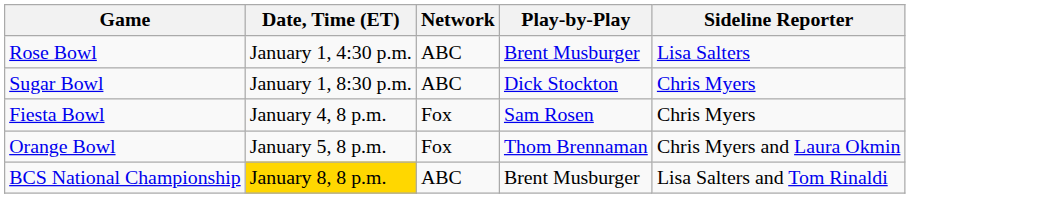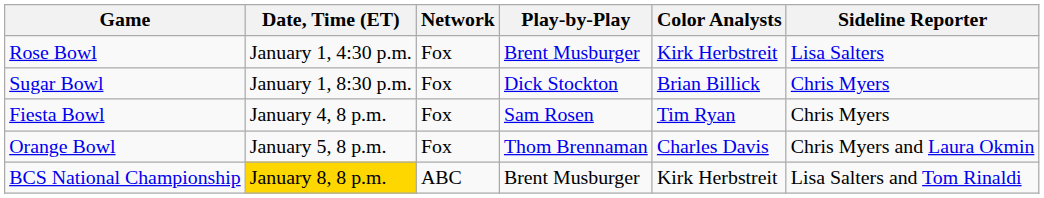+ column: (719, 20)
(441, 51) ABC -> (436, 51) Fox
(441, 83) ABC -> (436, 83) Fox
